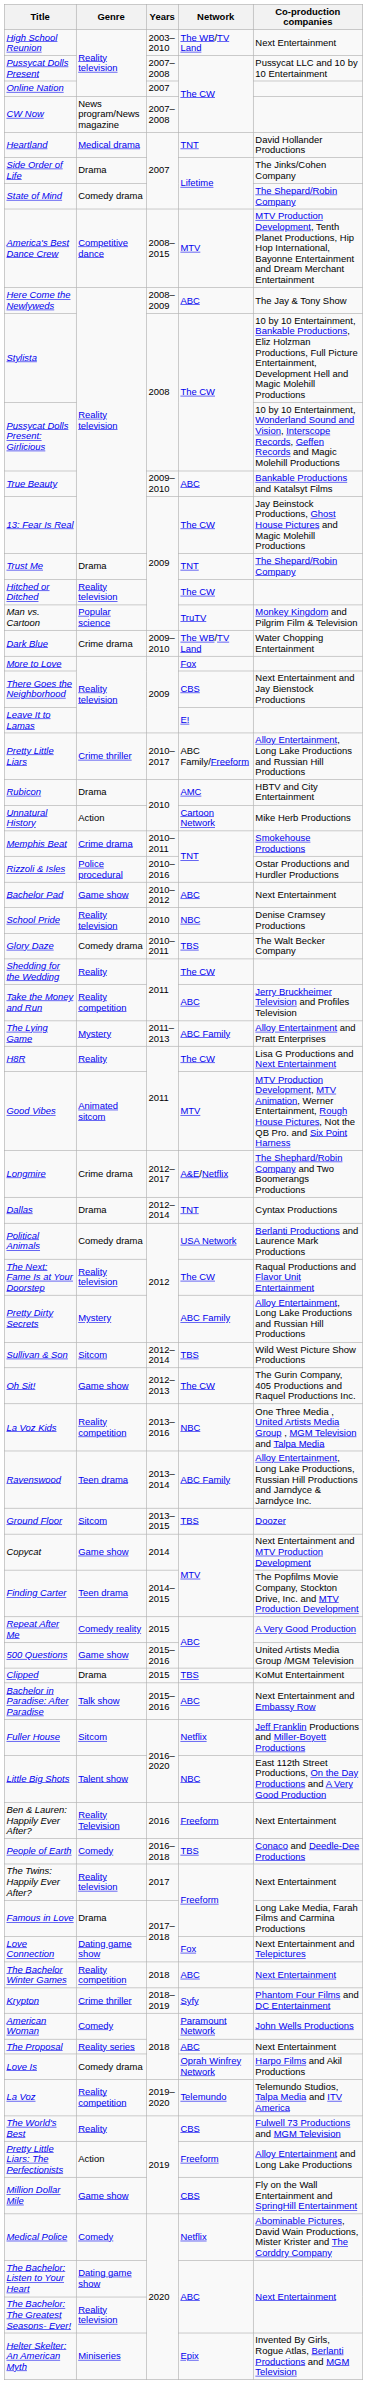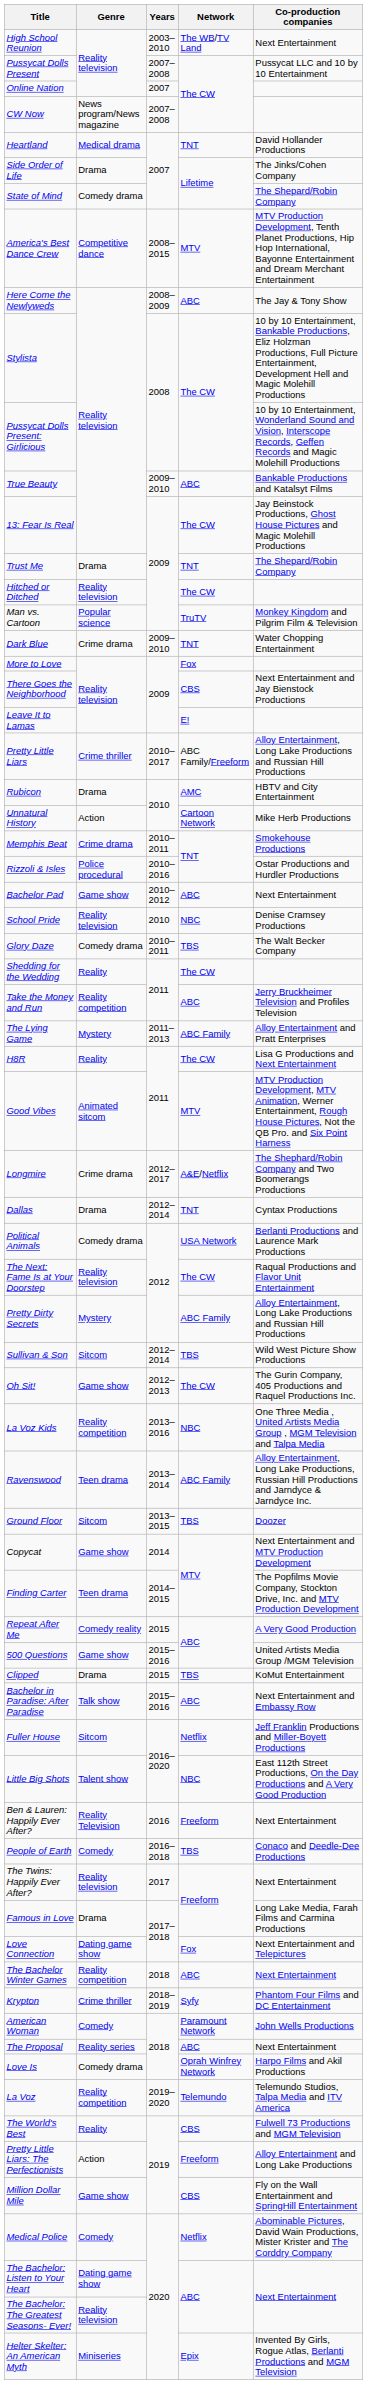(205, 643) The WB/TV Land -> (190, 643) TNT
